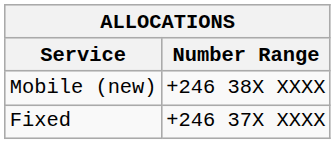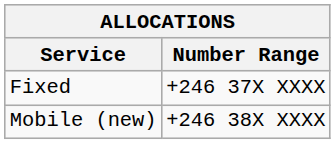rows swapped: (40, 121) <-> (83, 88)
